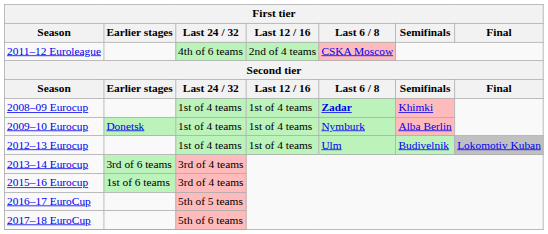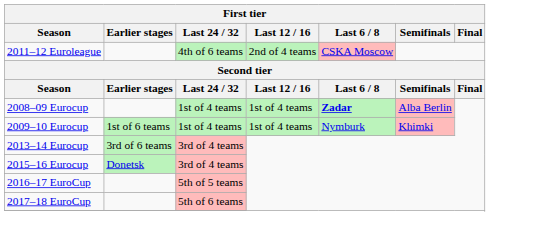(416, 108) Khimki -> (425, 108) Alba Berlin
(125, 126) Donetsk -> (138, 126) 1st of 6 teams
(425, 126) Alba Berlin -> (416, 126) Khimki
- row: (48, 145)
(138, 183) 1st of 6 teams -> (125, 164) Donetsk
